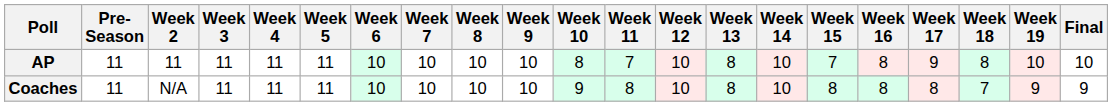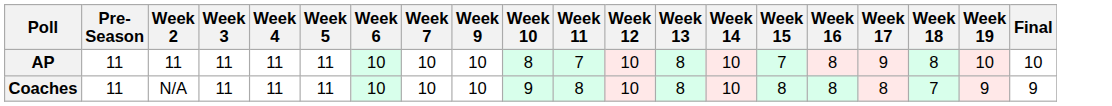- column: (478, 27)
